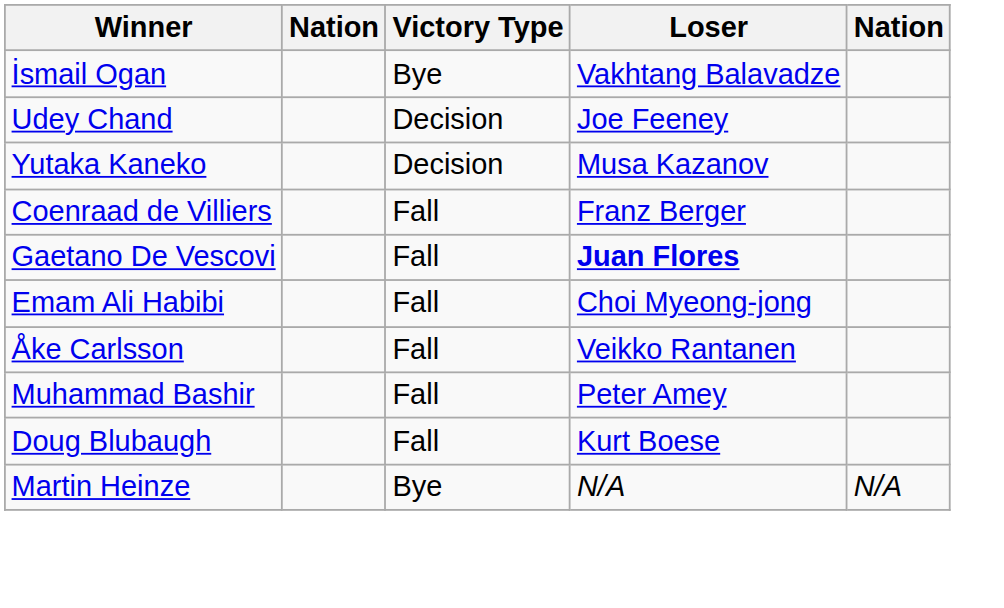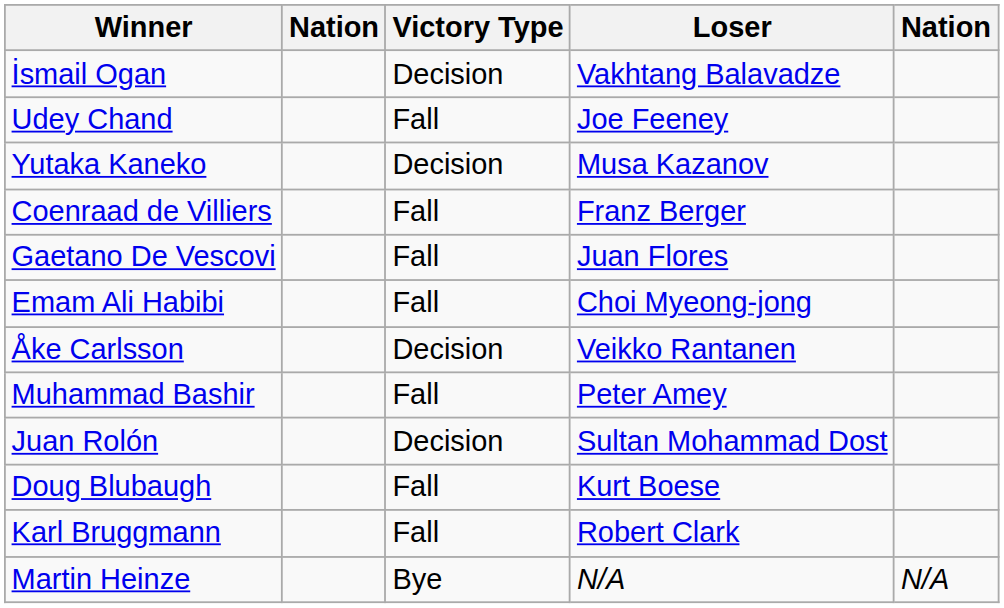(417, 73) Bye -> (448, 73) Decision
(448, 119) Decision -> (416, 119) Fall
(658, 257) bold -> (653, 257) normal
(416, 348) Fall -> (448, 348) Decision
+ row: (85, 440)
+ row: (116, 532)
